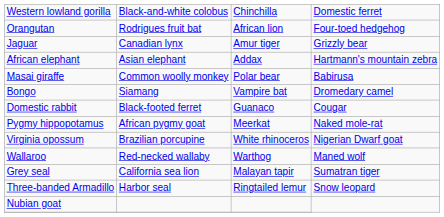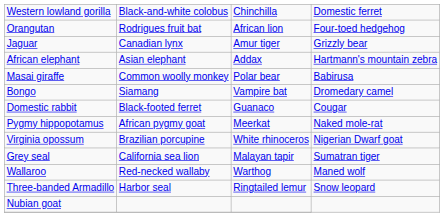rows swapped: (28, 172) <-> (26, 156)
